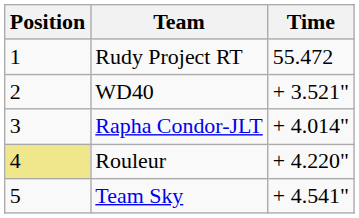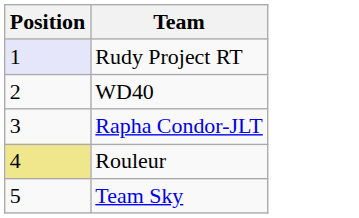- column: (311, 21)
(15, 56) no background -> (15, 56) lavender background
